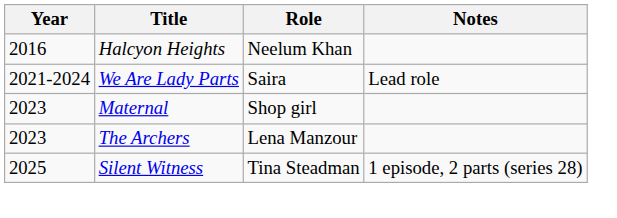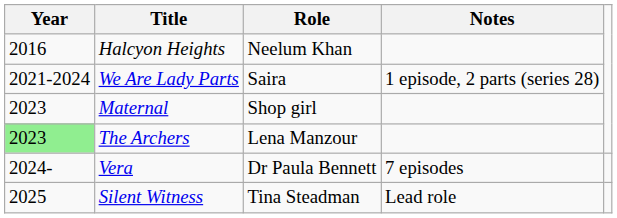(404, 78) Lead role -> (492, 78) 1 episode, 2 parts (series 28)
(28, 138) no background -> (28, 138) lightgreen background
+ row: (116, 167)
(475, 167) 1 episode, 2 parts (series 28) -> (421, 197) Lead role
